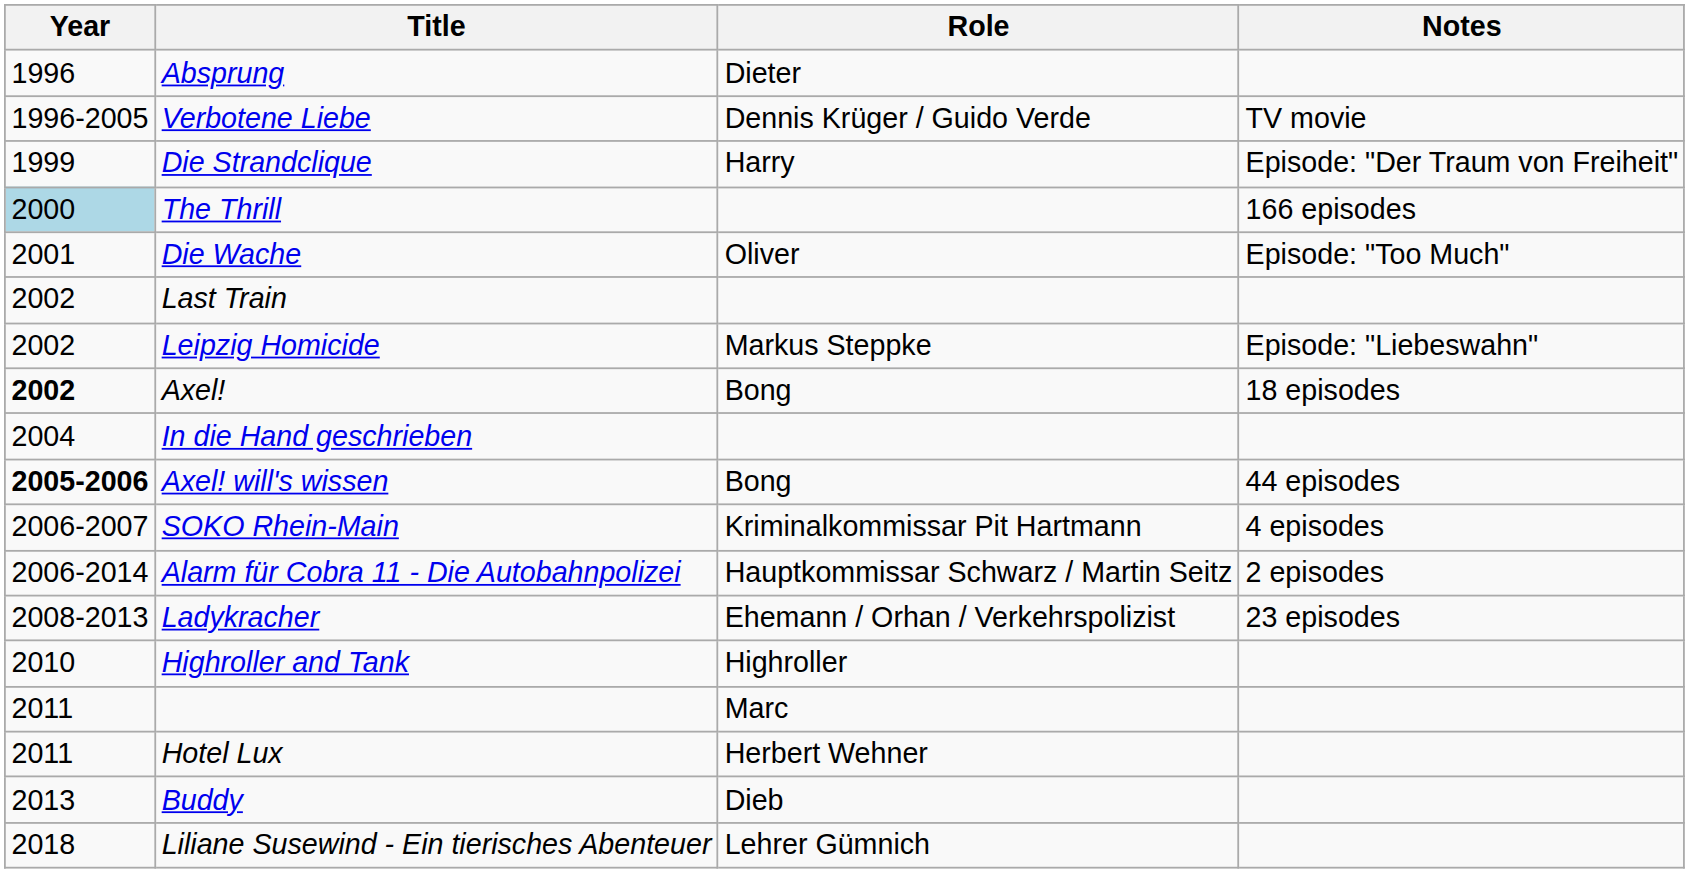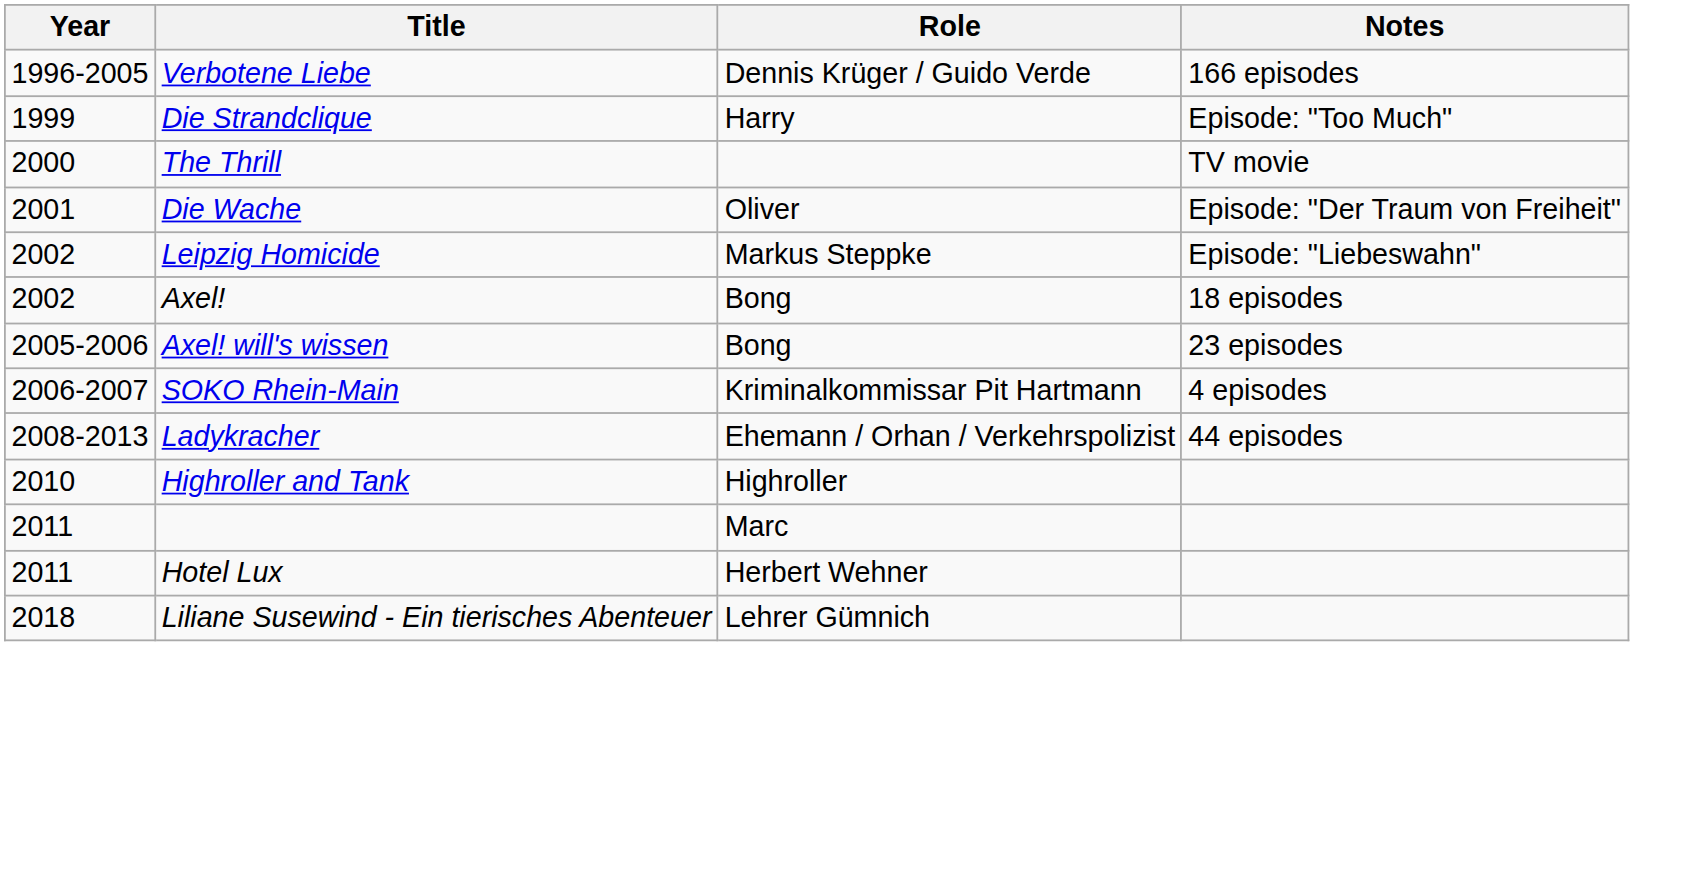- row: (223, 72)
(1306, 118) TV movie -> (1274, 72) 166 episodes
(1462, 163) Episode: "Der Traum von Freiheit" -> (1320, 118) Episode: "Too Much"
(43, 208) lightblue background -> (43, 163) no background
(1331, 208) 166 episodes -> (1249, 163) TV movie
(1378, 254) Episode: "Too Much" -> (1405, 208) Episode: "Der Traum von Freiheit"
- row: (224, 299)
(43, 390) bold -> (43, 299) normal
- row: (317, 436)
(80, 481) bold -> (80, 345) normal
(1323, 481) 44 episodes -> (1266, 345) 23 episodes
- row: (421, 572)
(1323, 617) 23 episodes -> (1266, 436) 44 episodes
- row: (202, 799)
